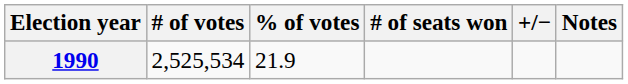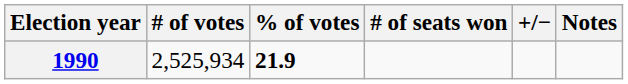(198, 59) 2,525,534 -> (198, 59) 2,525,934
(275, 59) normal -> (275, 59) bold
